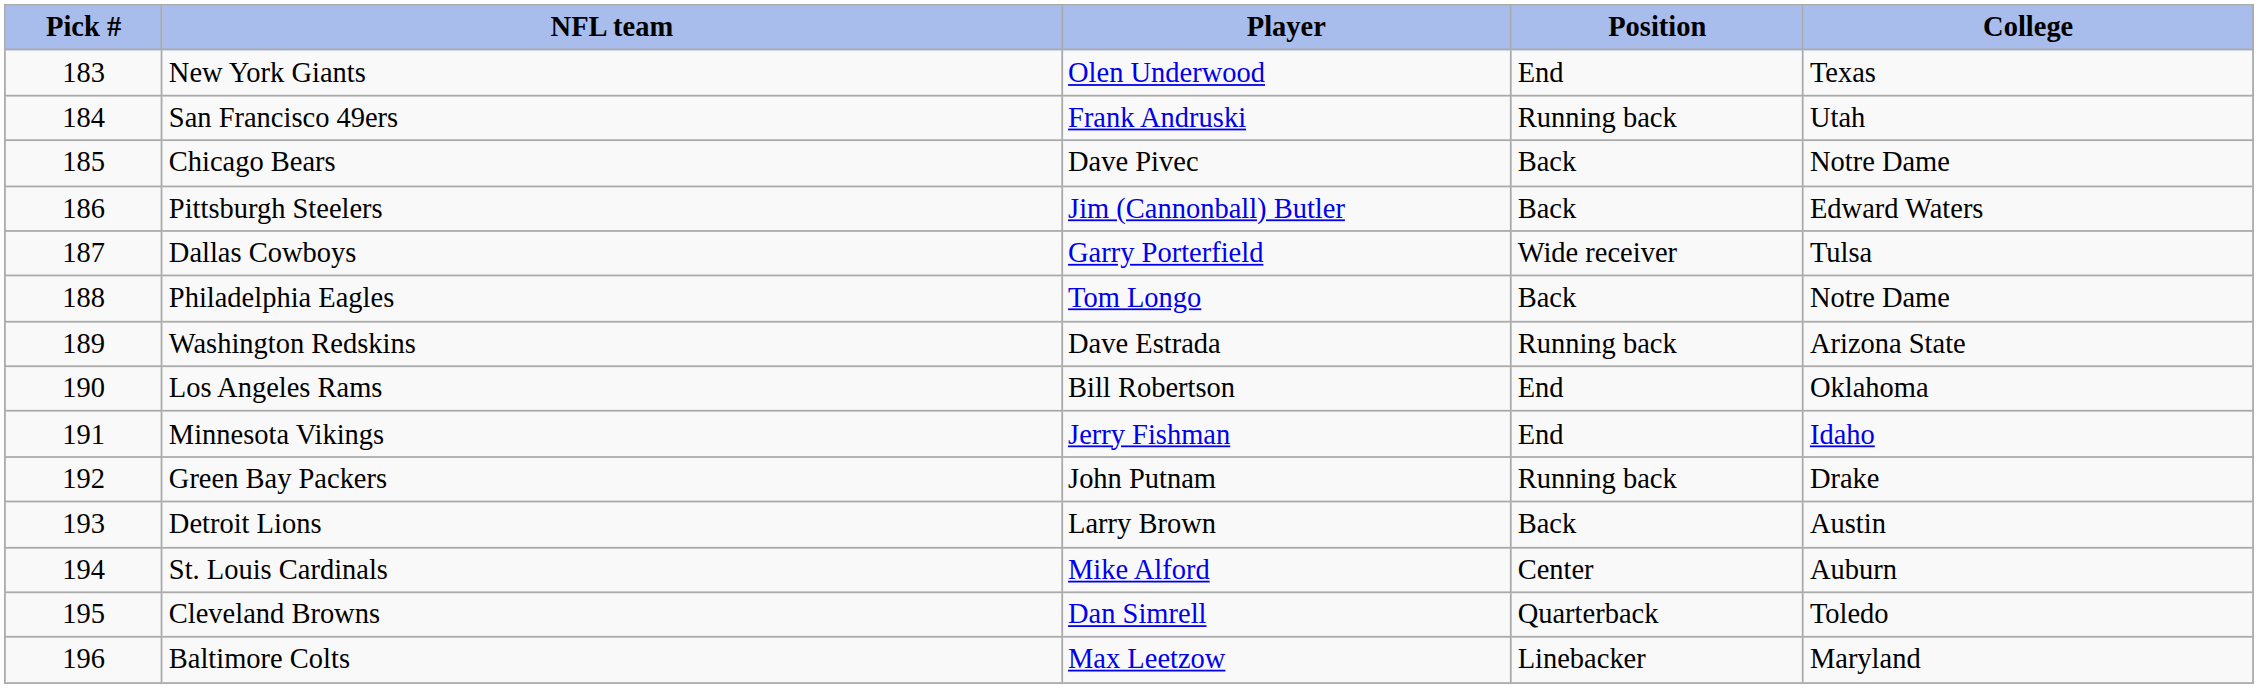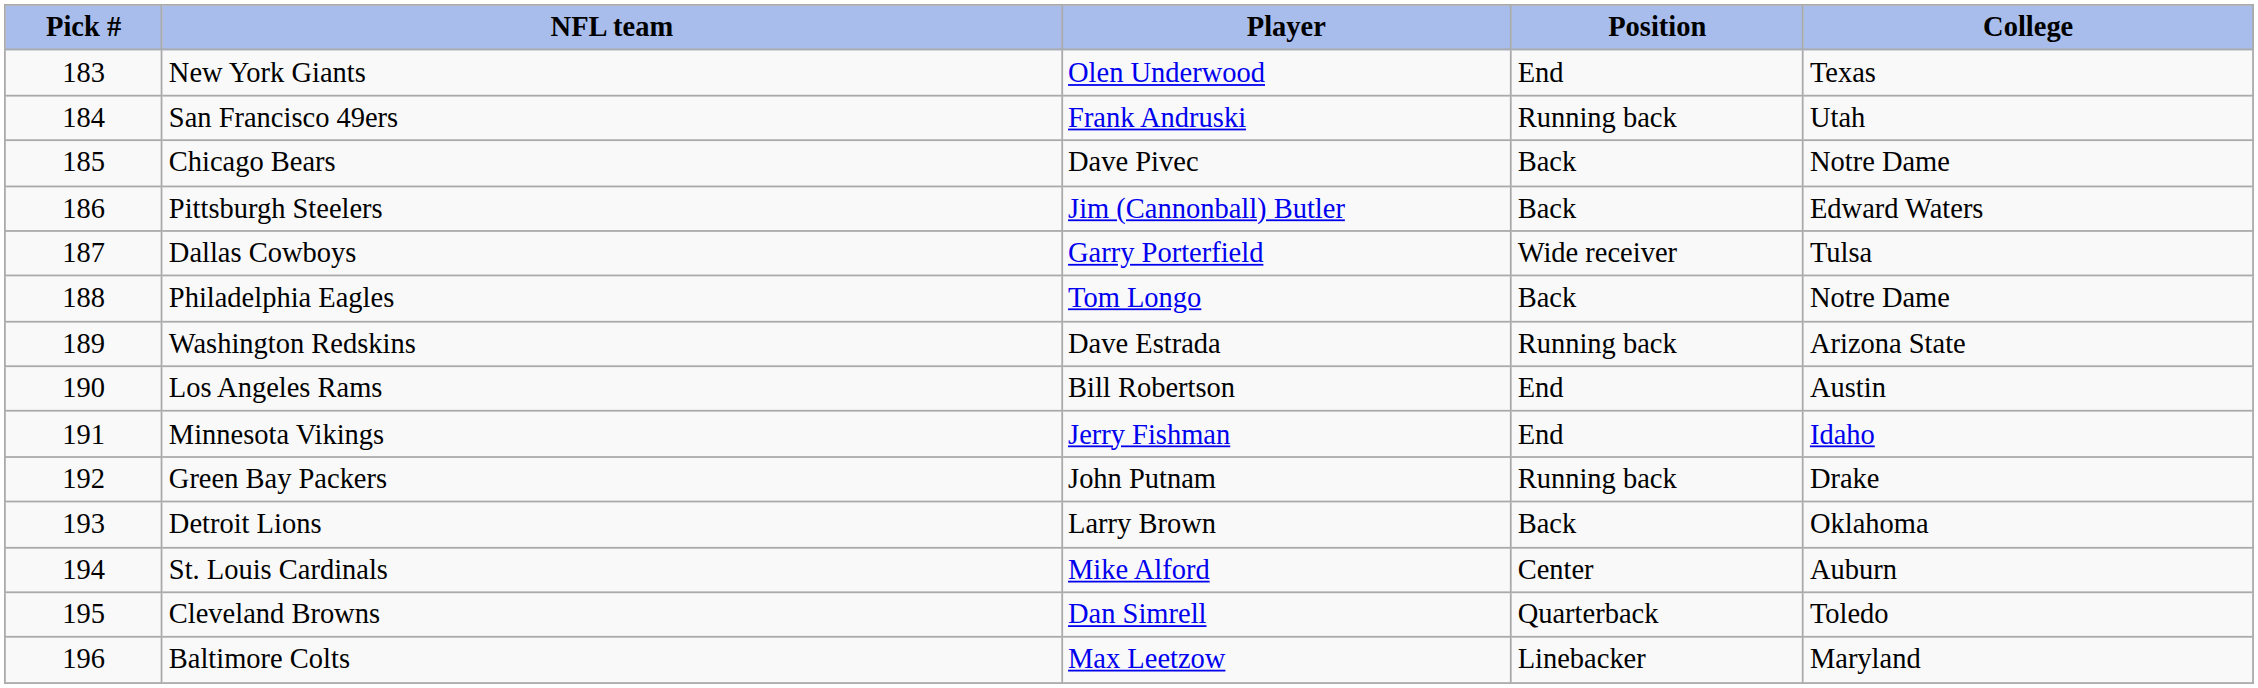(1869, 388) Oklahoma -> (1848, 388) Austin
(1848, 523) Austin -> (1869, 523) Oklahoma
